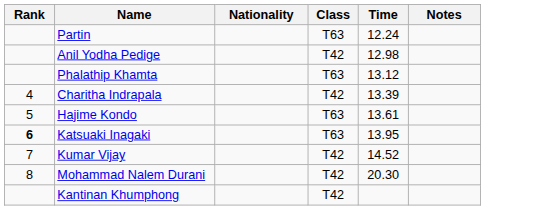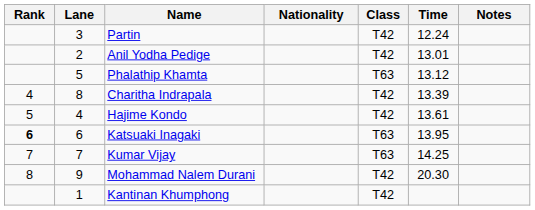+ column: (79, 15)
(333, 35) T63 -> (383, 35) T42
(383, 55) 12.98 -> (433, 55) 13.01
(333, 115) T63 -> (383, 115) T42
(333, 155) T42 -> (383, 155) T63
(383, 155) 14.52 -> (433, 155) 14.25
